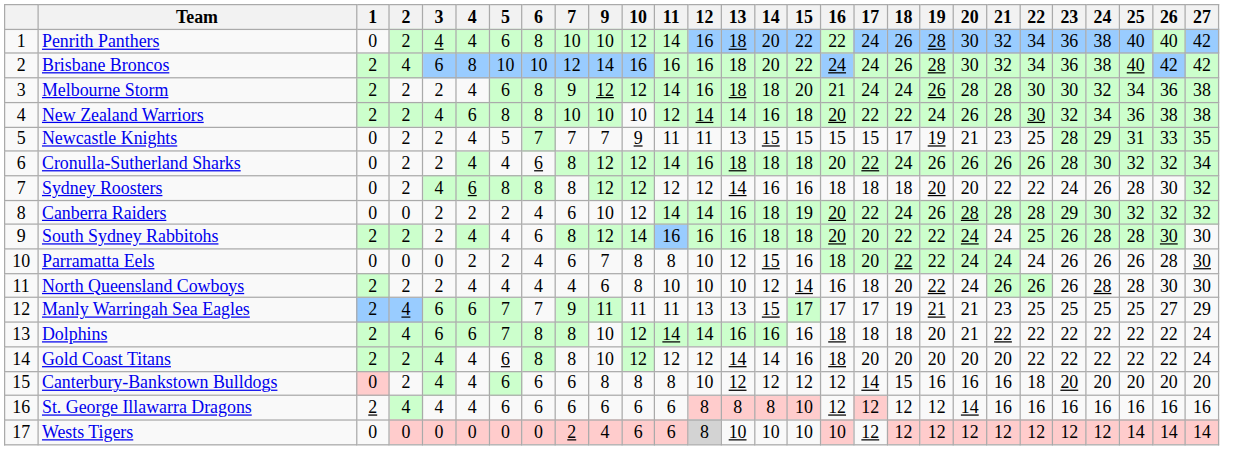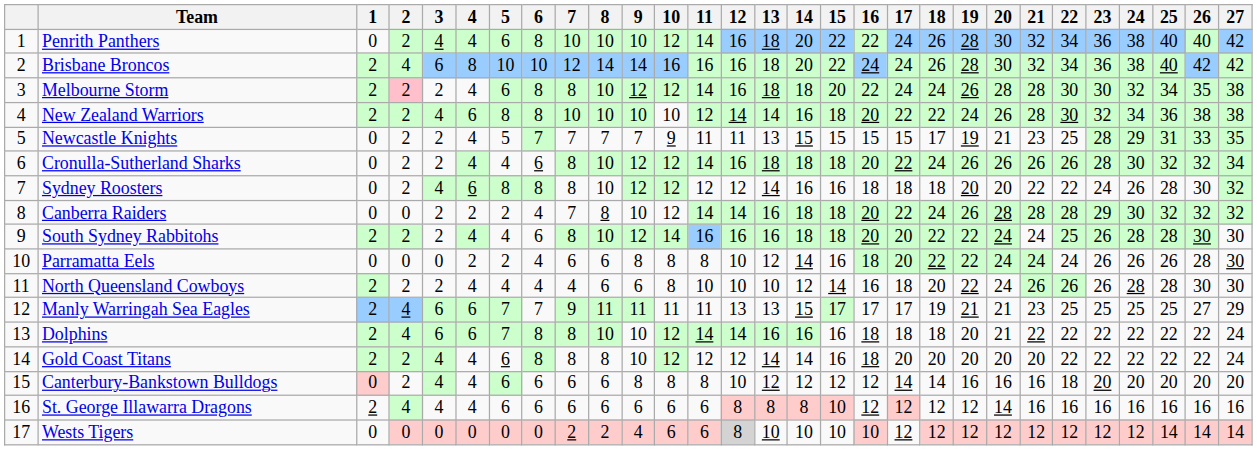+ column: (605, 17)
(406, 90) no background -> (406, 90) pink background
(572, 90) 9 -> (572, 90) 8
(837, 90) 21 -> (870, 90) 22
(1169, 90) 36 -> (1202, 90) 35
(572, 212) 6 -> (572, 212) 7
(804, 212) 19 -> (837, 212) 18
(605, 261) 7 -> (638, 261) 8
(771, 261) 15 -> (804, 261) 14
(903, 383) 15 -> (937, 383) 14
